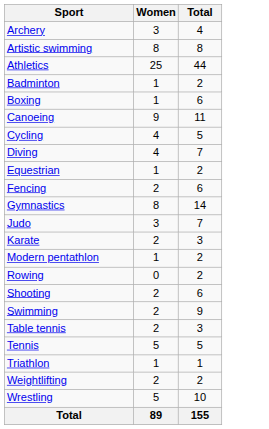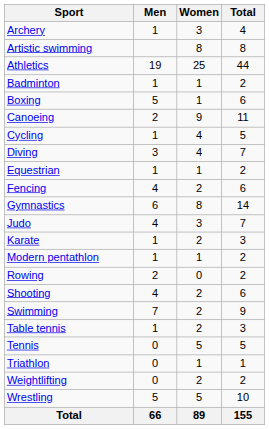+ column: (155, 13)
